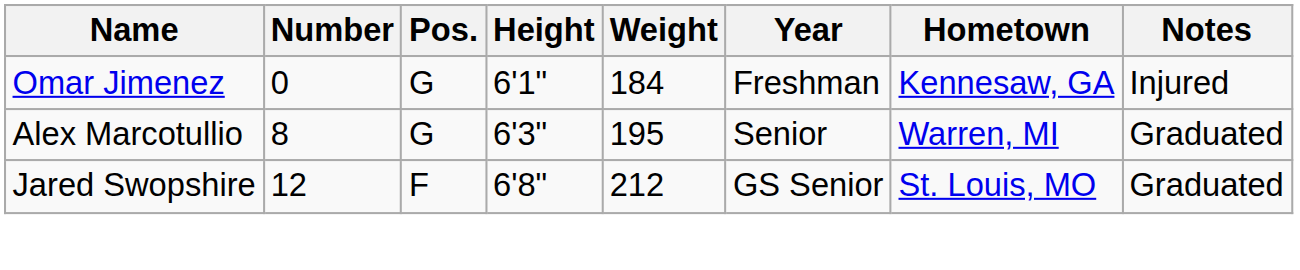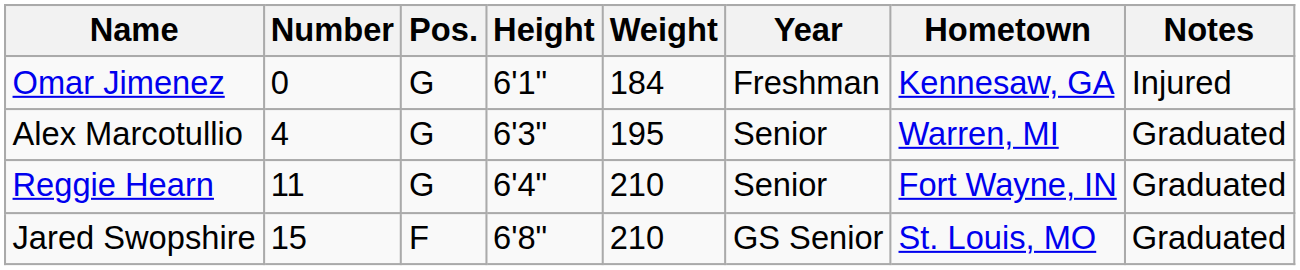(280, 133) 8 -> (280, 133) 4
+ row: (113, 185)
(289, 185) 12 -> (289, 237) 15
(637, 185) 212 -> (637, 237) 210
